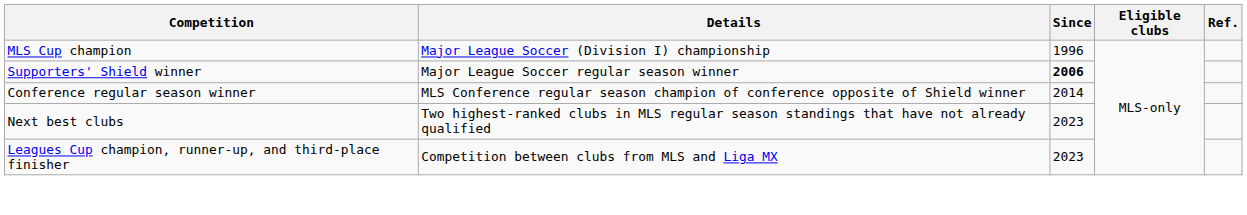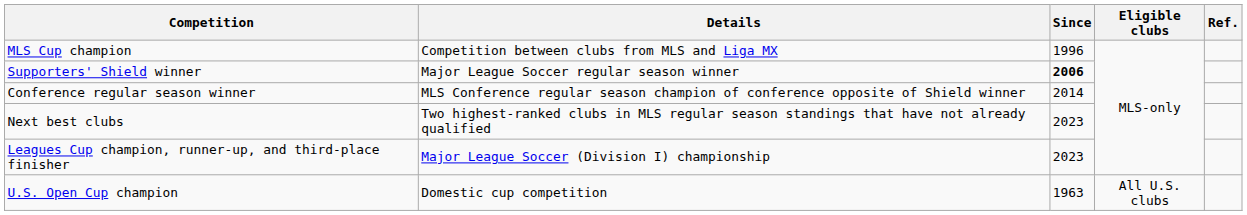(596, 51) Major League Soccer (Division I) championship -> (599, 51) Competition between clubs from MLS and Liga MX
(599, 157) Competition between clubs from MLS and Liga MX -> (596, 157) Major League Soccer (Division I) championship
+ row: (93, 193)
